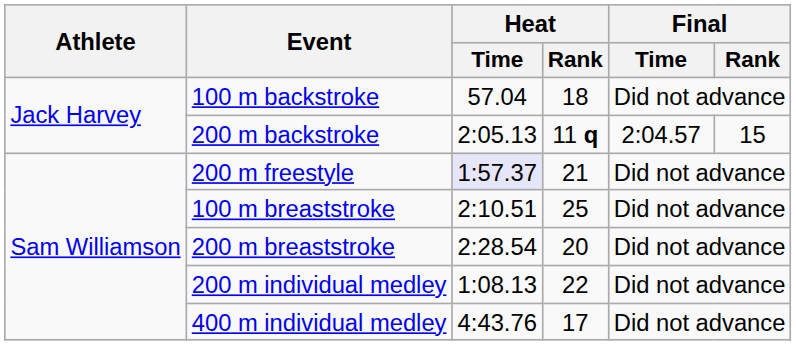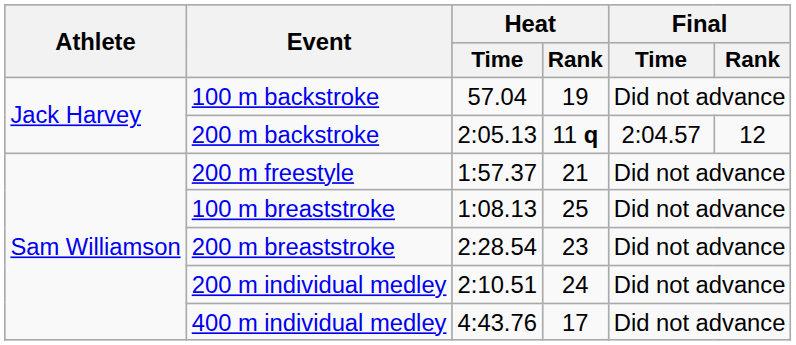(575, 97) 18 -> (575, 97) 19
(752, 134) 15 -> (752, 134) 12
(497, 172) lavender background -> (497, 172) no background
(497, 210) 2:10.51 -> (497, 210) 1:08.13
(575, 247) 20 -> (575, 247) 23
(497, 285) 1:08.13 -> (497, 285) 2:10.51
(575, 285) 22 -> (575, 285) 24
